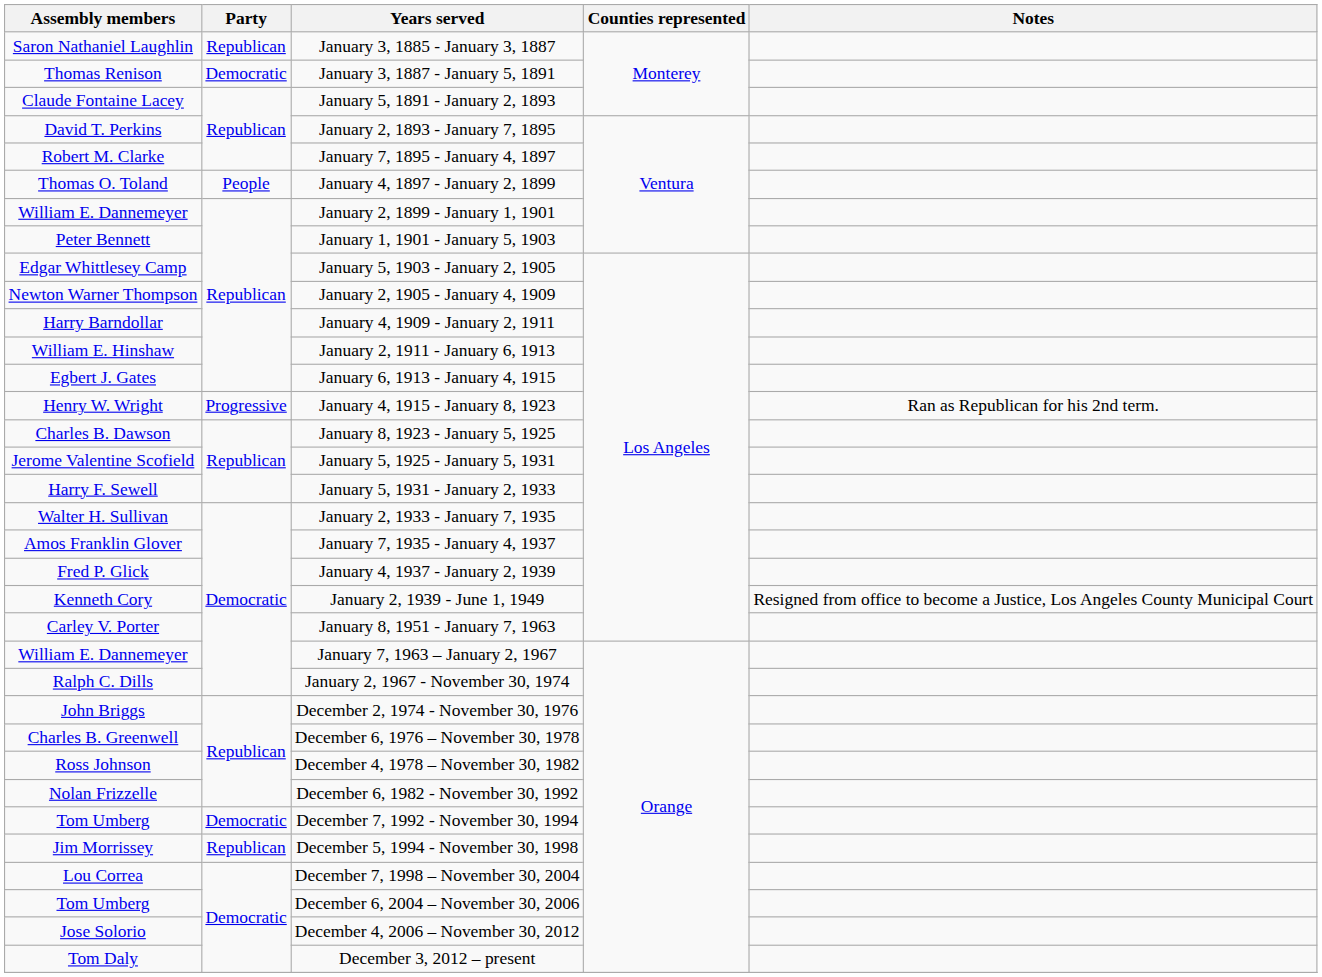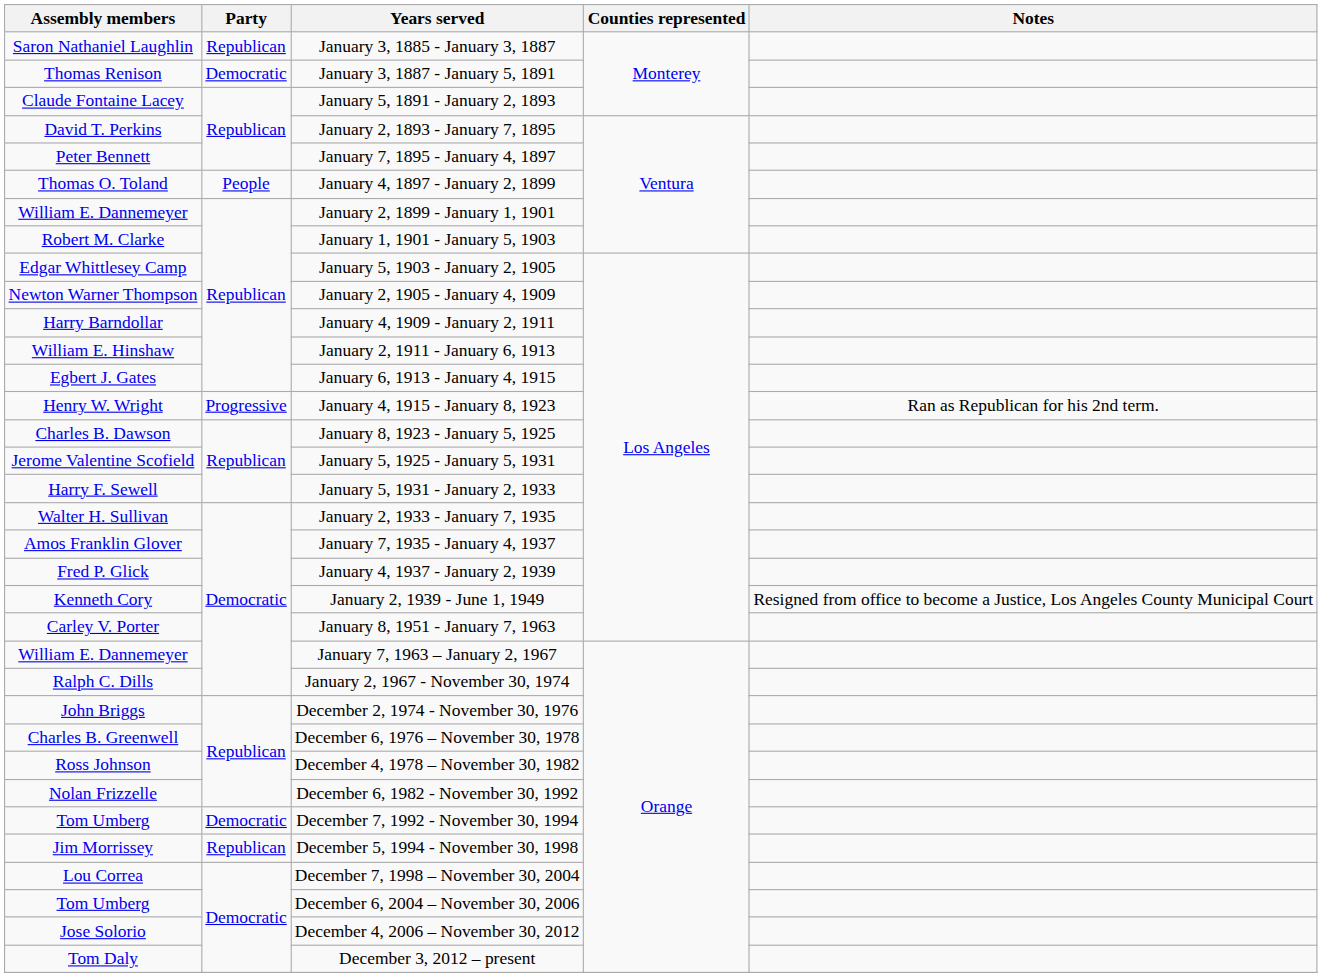(103, 156) Robert M. Clarke -> (103, 156) Peter Bennett
(103, 239) Peter Bennett -> (103, 239) Robert M. Clarke
